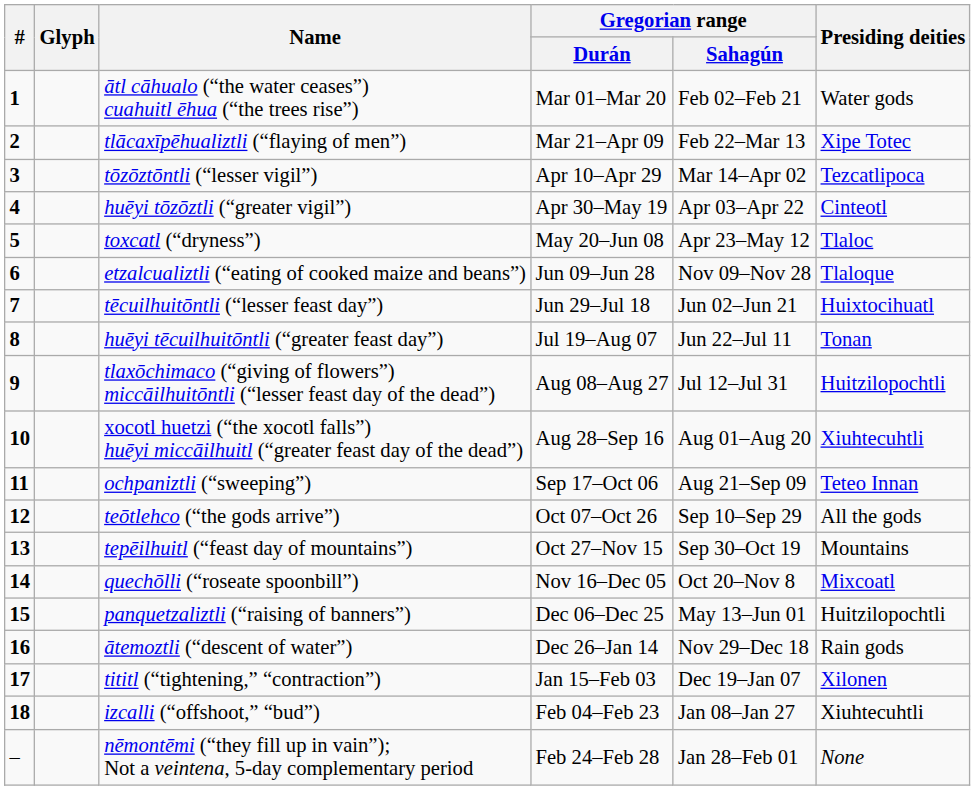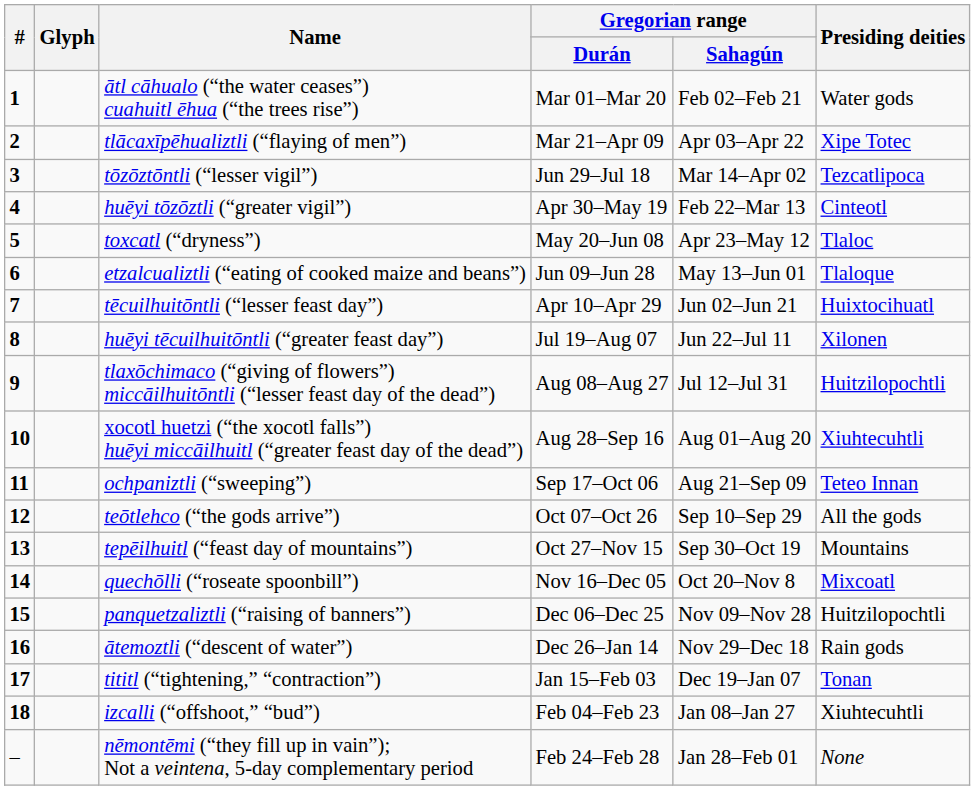(742, 142) Feb 22–Mar 13 -> (741, 142) Apr 03–Apr 22
(599, 175) Apr 10–Apr 29 -> (593, 175) Jun 29–Jul 18
(741, 207) Apr 03–Apr 22 -> (742, 207) Feb 22–Mar 13
(745, 273) Nov 09–Nov 28 -> (742, 273) May 13–Jun 01
(593, 305) Jun 29–Jul 18 -> (599, 305) Apr 10–Apr 29
(846, 338) Tonan -> (854, 338) Xilonen
(742, 614) May 13–Jun 01 -> (745, 614) Nov 09–Nov 28
(854, 679) Xilonen -> (846, 679) Tonan
